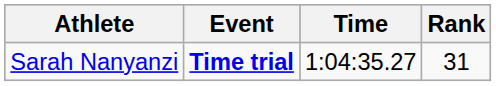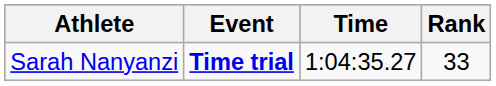(456, 61) 31 -> (456, 61) 33
